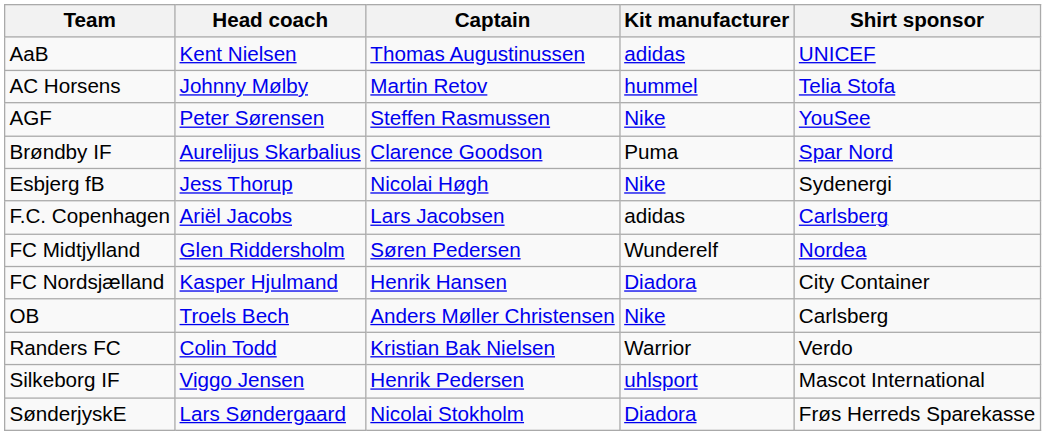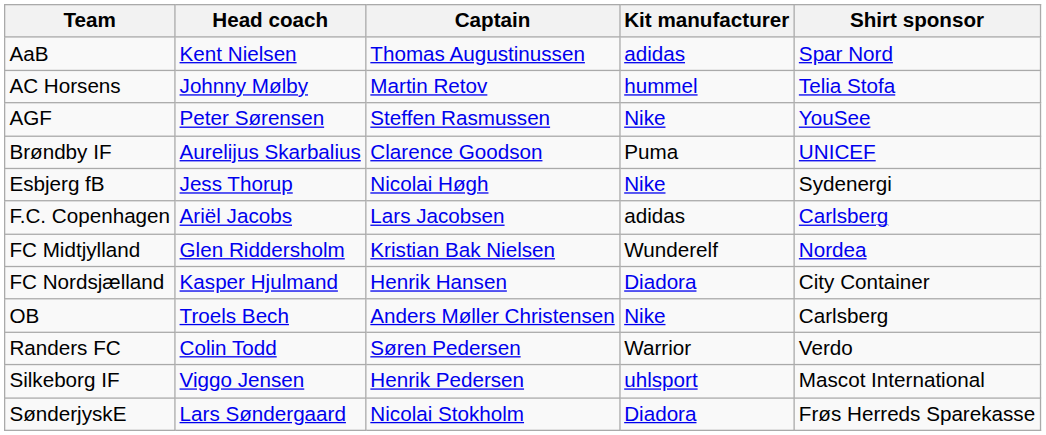(837, 53) UNICEF -> (846, 53) Spar Nord
(846, 151) Spar Nord -> (837, 151) UNICEF
(445, 250) Søren Pedersen -> (463, 250) Kristian Bak Nielsen
(463, 348) Kristian Bak Nielsen -> (445, 348) Søren Pedersen
